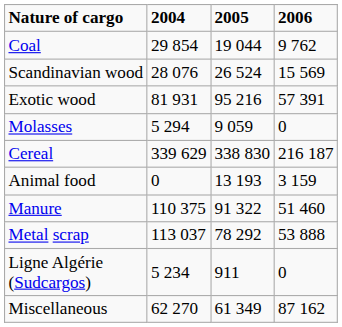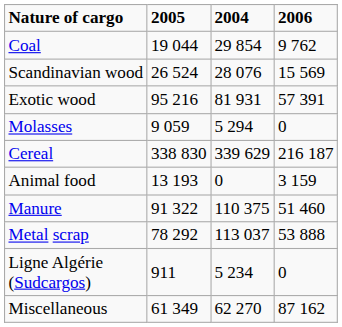columns swapped: (168, 18) <-> (232, 18)
